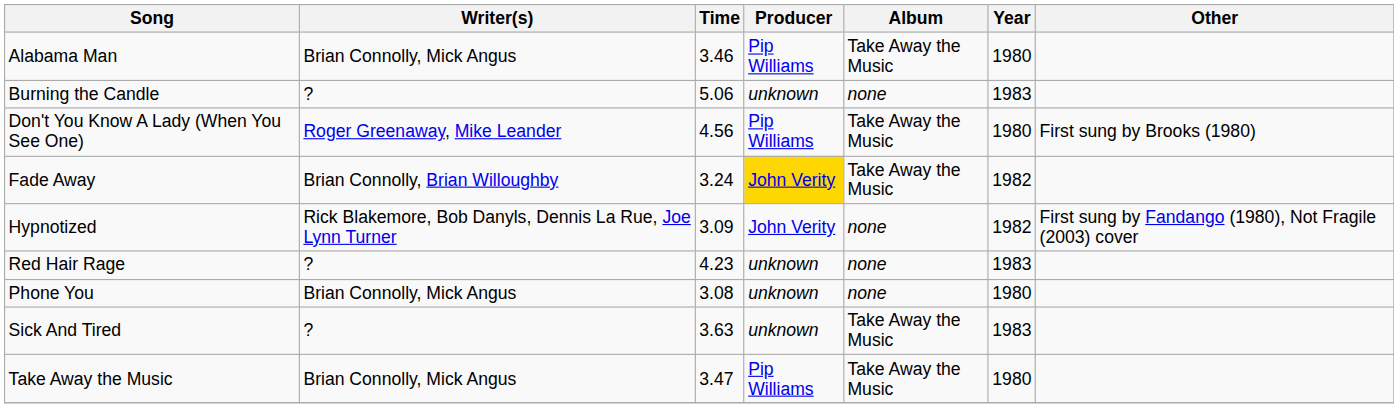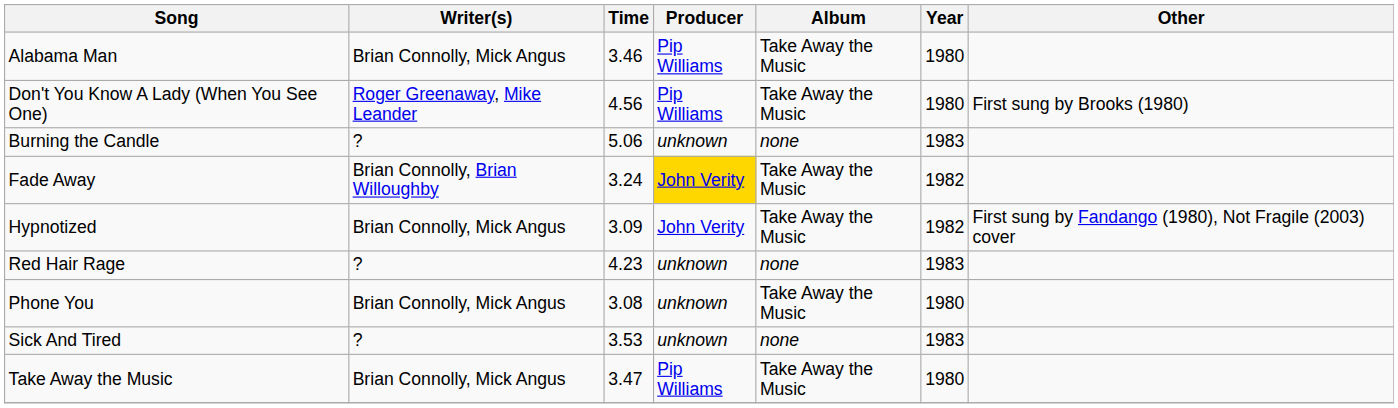rows swapped: (84, 94) <-> (145, 131)
(497, 227) Rick Blakemore, Bob Danyls, Dennis La Rue, Joe Lynn Turner -> (459, 227) Brian Connolly, Mick Angus
(867, 227) none -> (817, 227) Take Away the Music
(867, 293) none -> (817, 302) Take Away the Music
(716, 330) 3.63 -> (625, 340) 3.53
(904, 330) Take Away the Music -> (780, 340) none
